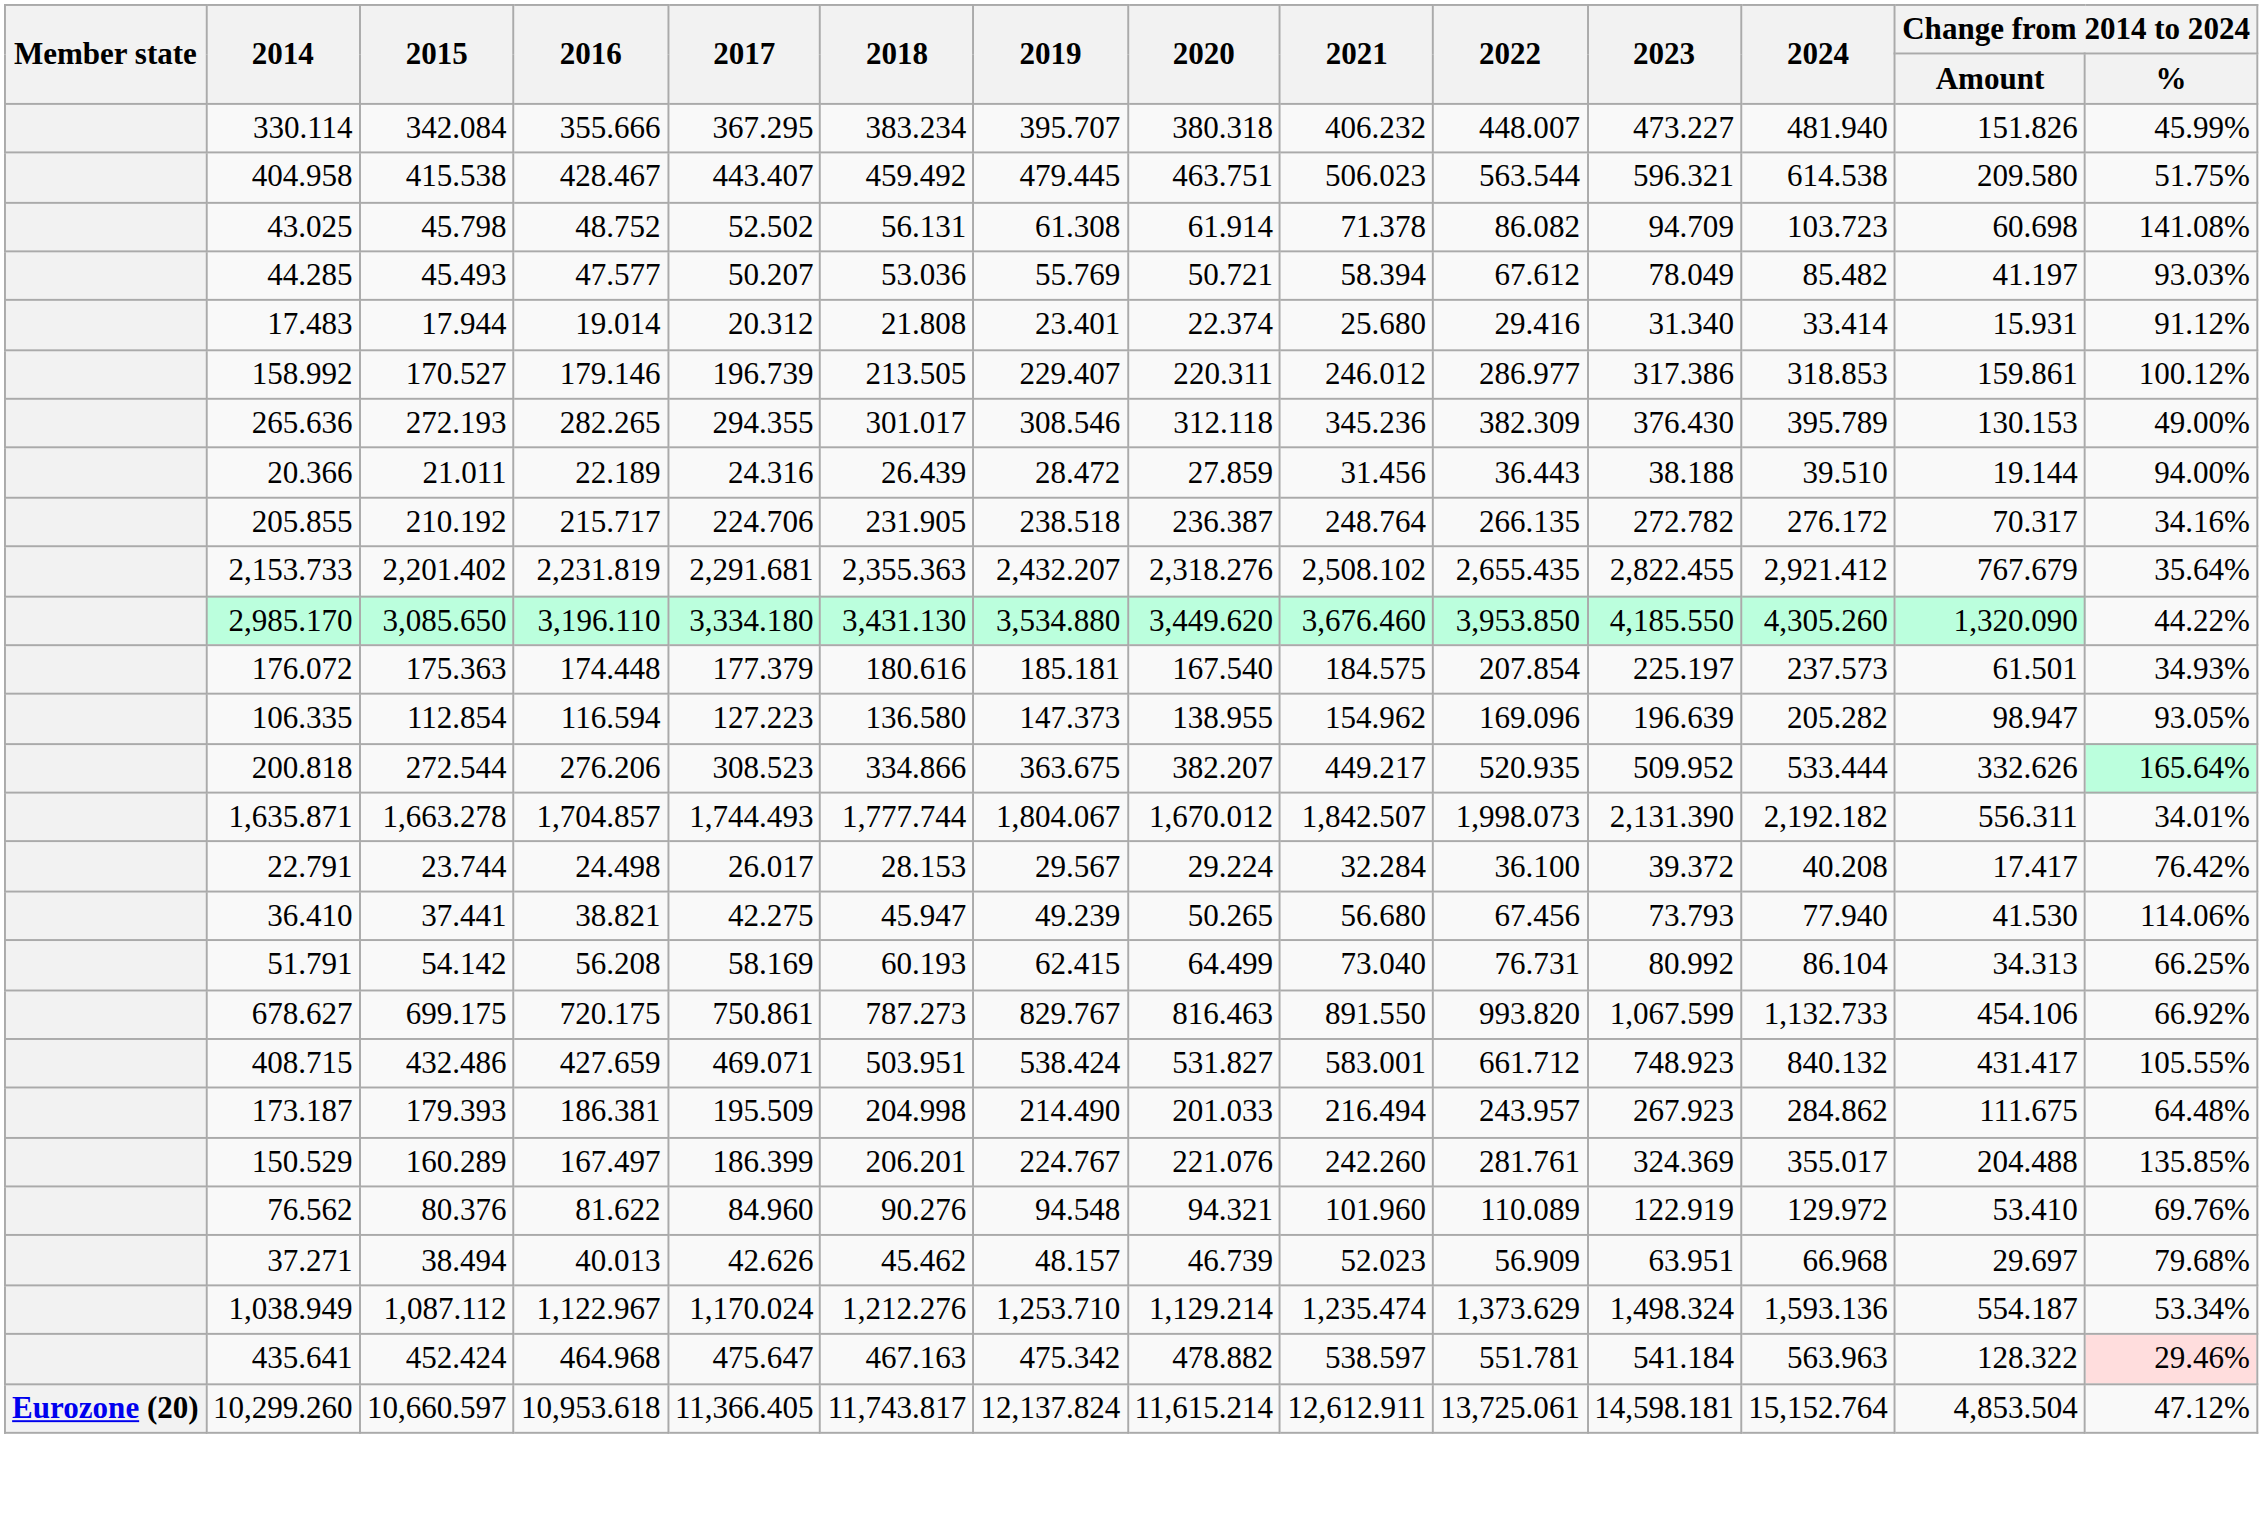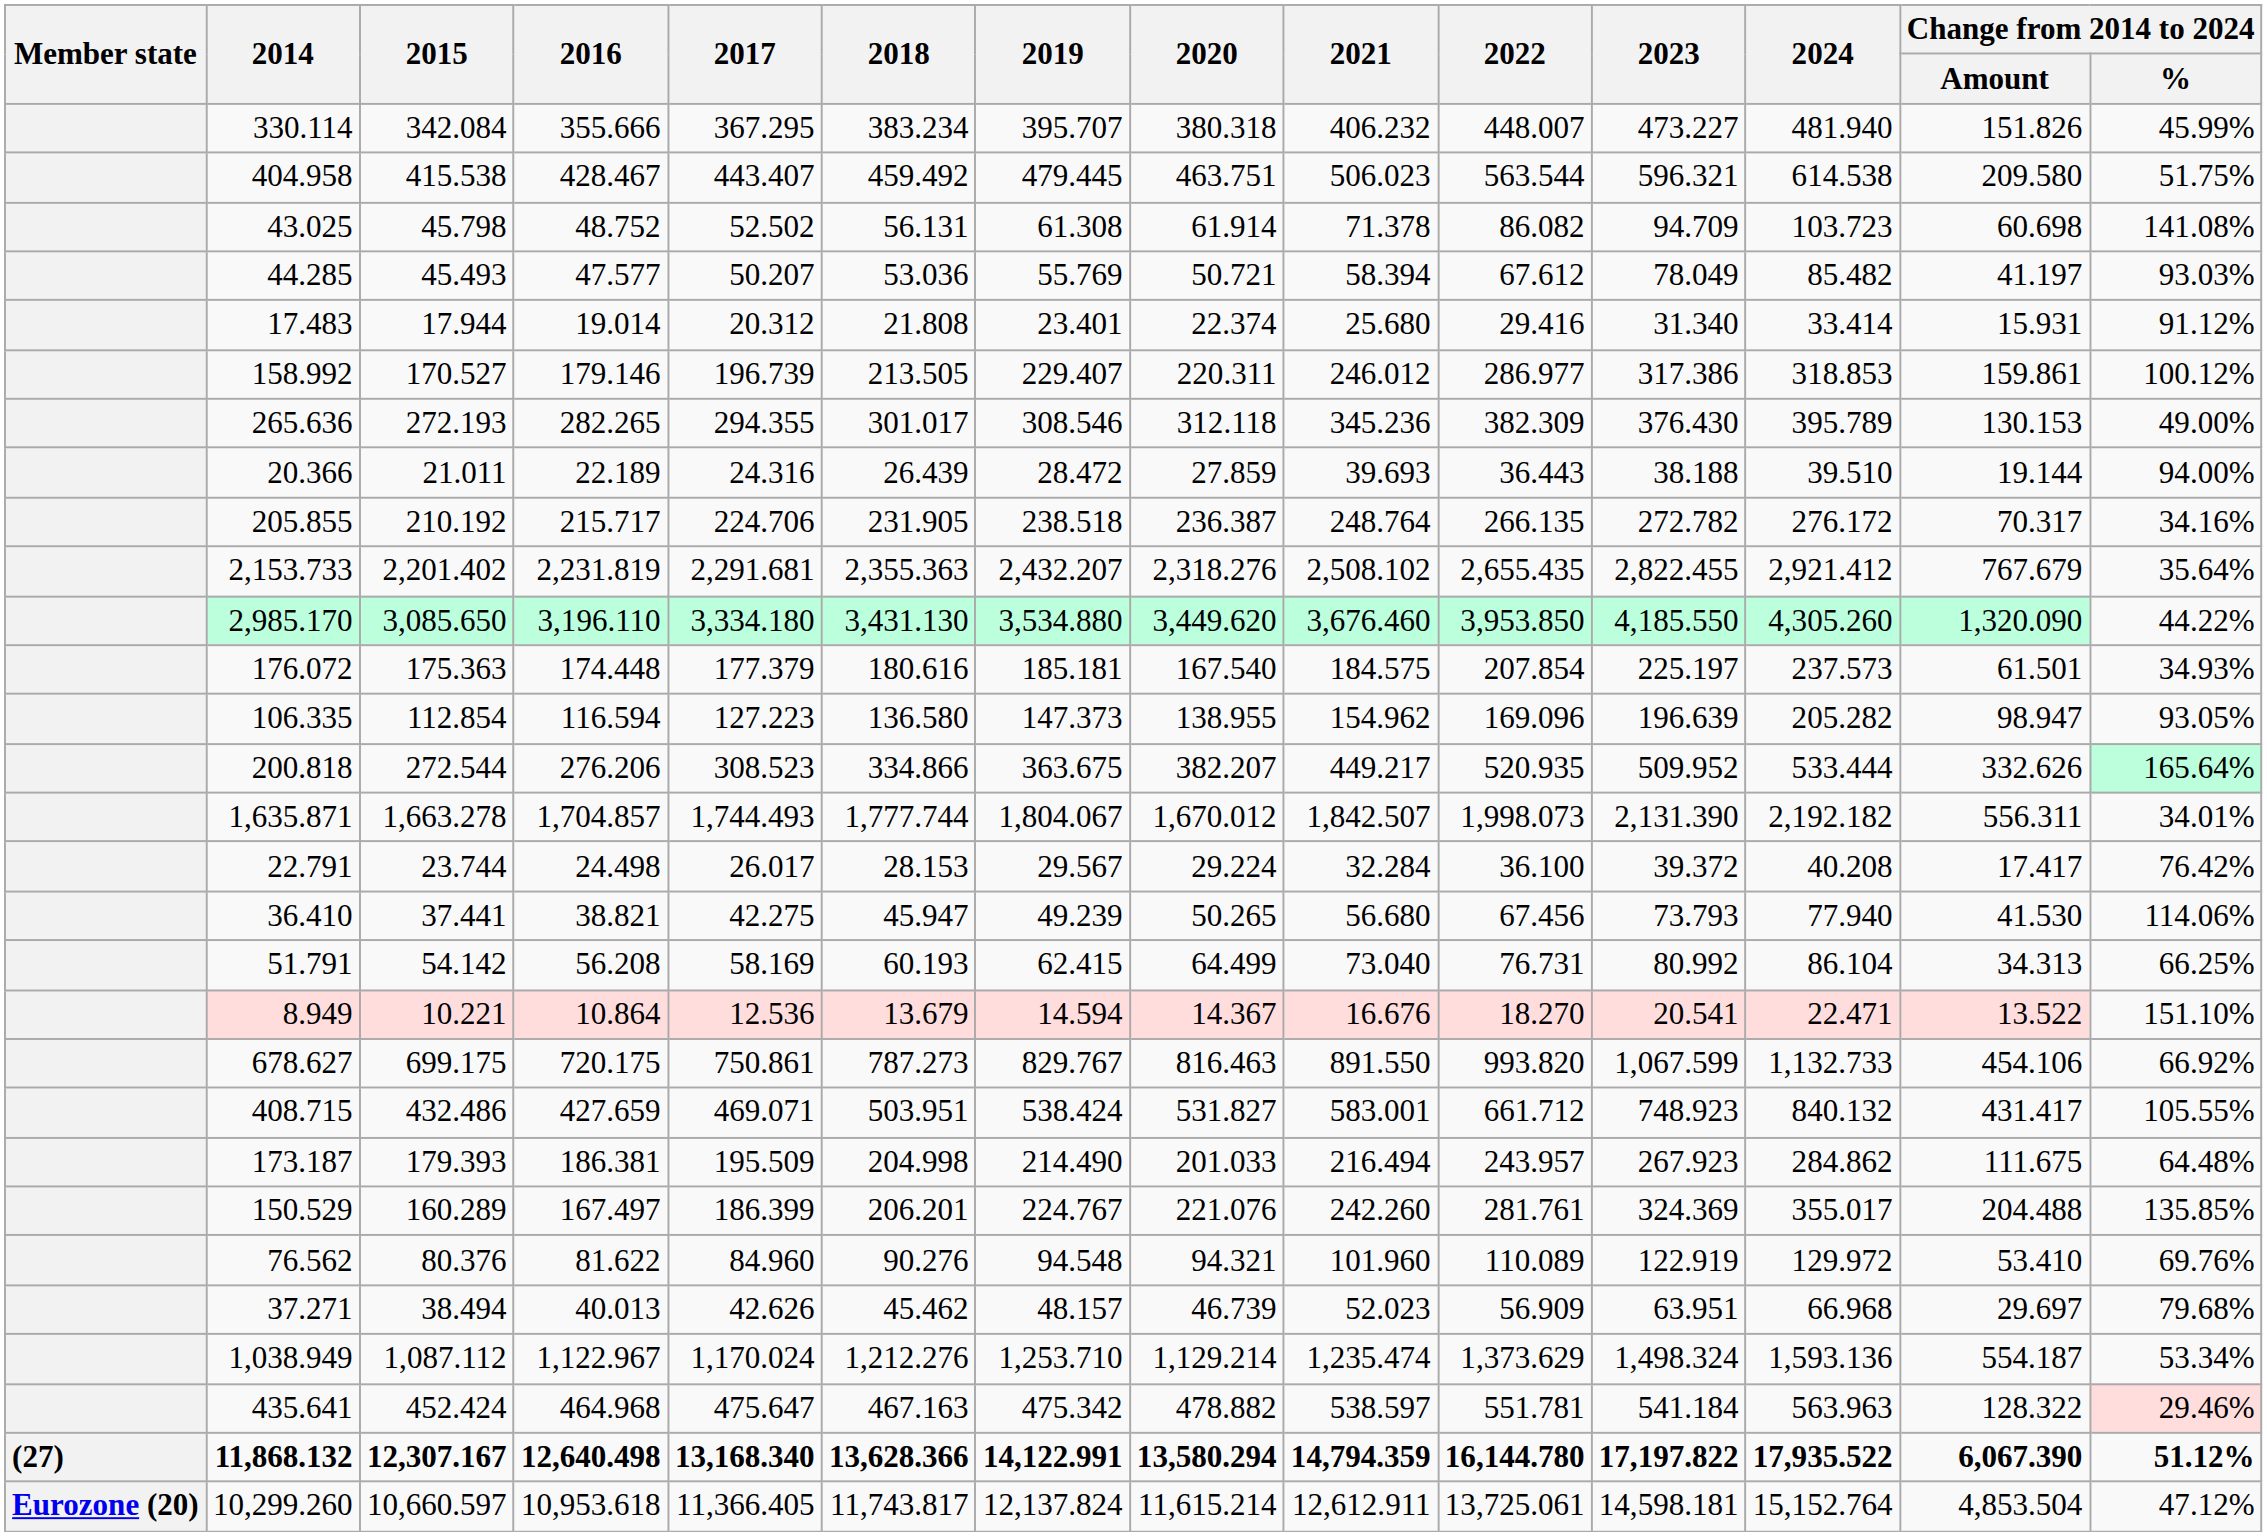(1383, 472) 31.456 -> (1388, 472) 39.693
+ row: (318, 1013)
+ row: (284, 1456)
